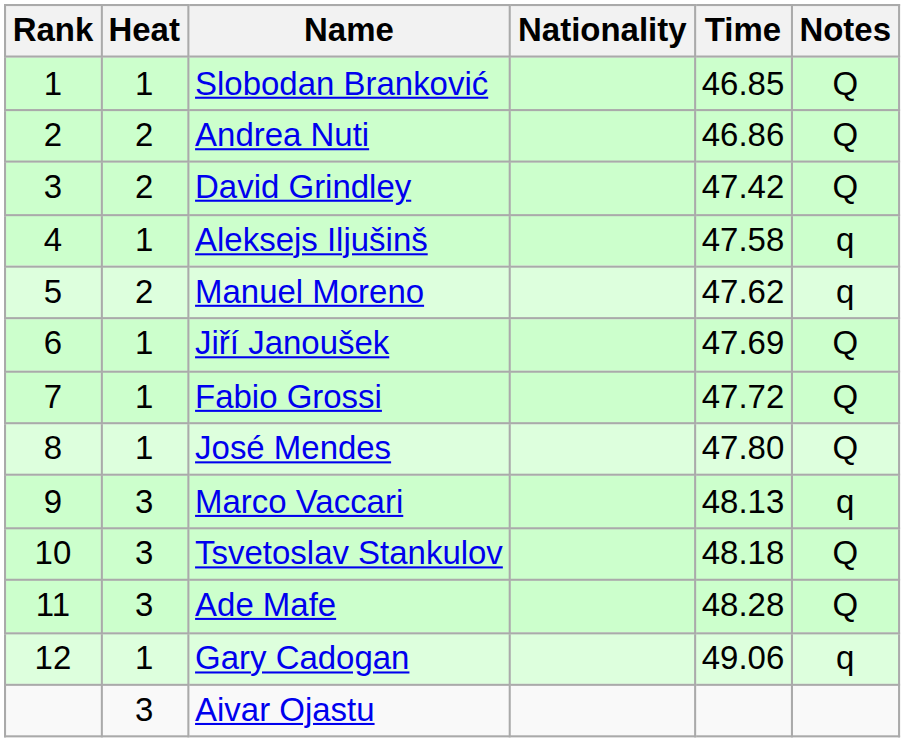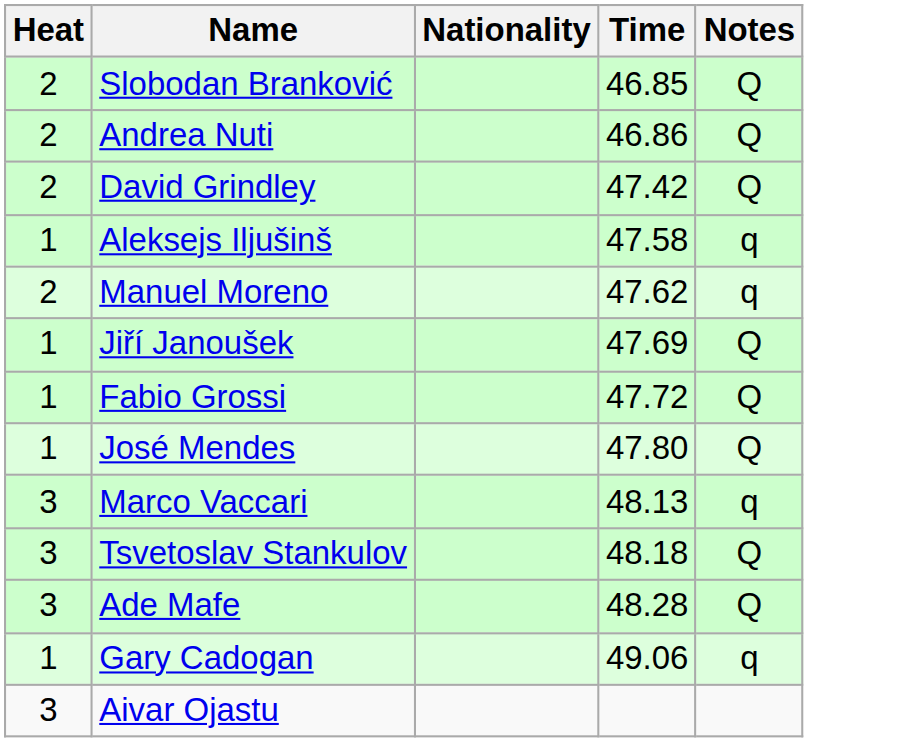- column: (53, 30)
(144, 82) 1 -> (48, 82) 2
